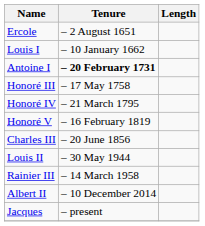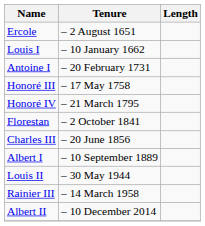(108, 67) bold -> (106, 67) normal
- row: (29, 121)
+ row: (28, 121)
+ row: (25, 157)
- row: (25, 211)
